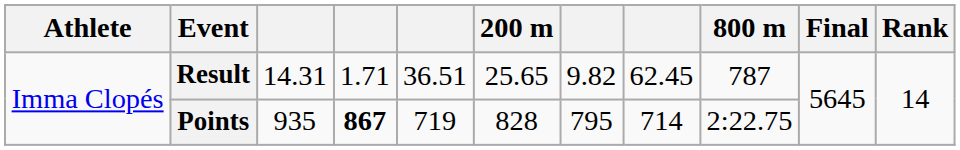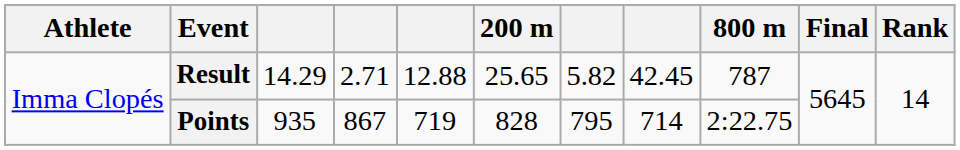(295, 75) 14.31 -> (295, 75) 14.29
(365, 75) 1.71 -> (365, 75) 2.71
(435, 75) 36.51 -> (435, 75) 12.88
(591, 75) 9.82 -> (591, 75) 5.82
(661, 75) 62.45 -> (661, 75) 42.45
(365, 121) bold -> (365, 121) normal
